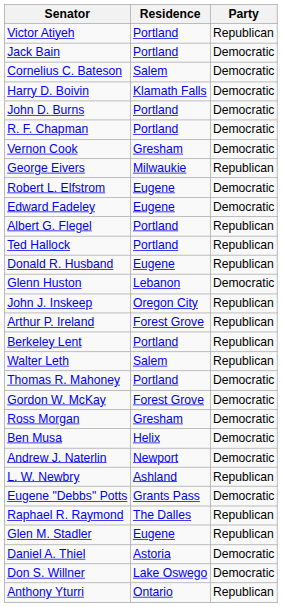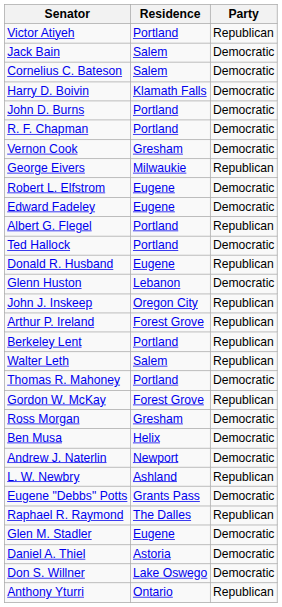(156, 52) Portland -> (150, 52) Salem
(243, 245) Republican -> (244, 245) Democratic
(244, 399) Democratic -> (243, 399) Republican
(243, 534) Republican -> (244, 534) Democratic
